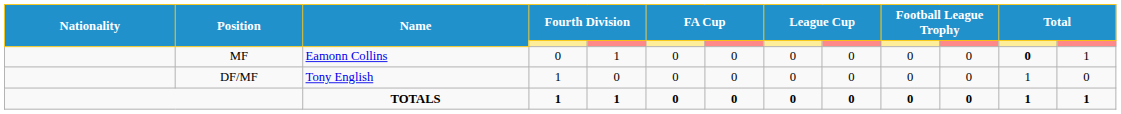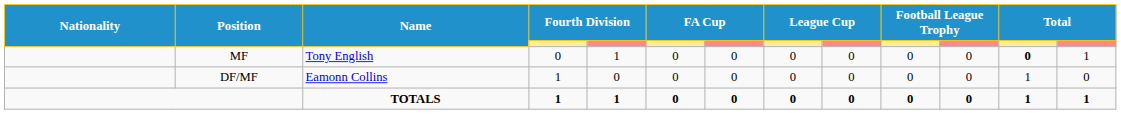(347, 57) Eamonn Collins -> (339, 57) Tony English
(339, 78) Tony English -> (347, 78) Eamonn Collins
